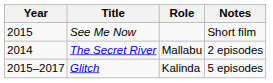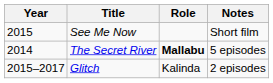(182, 50) normal -> (183, 50) bold
(235, 50) 2 episodes -> (238, 50) 5 episodes
(235, 68) 5 episodes -> (238, 68) 2 episodes
